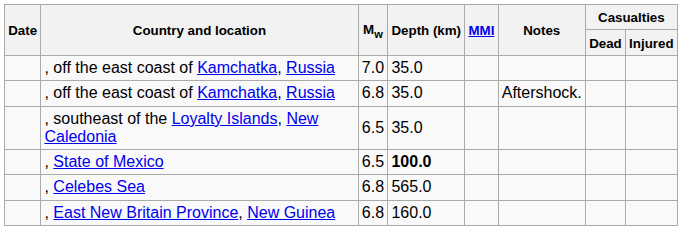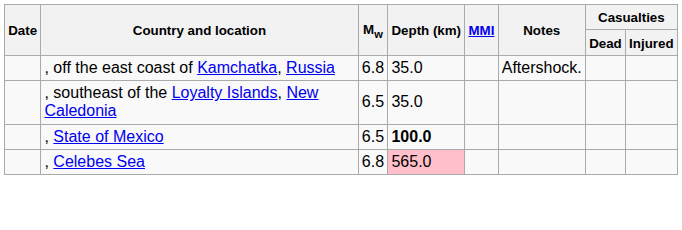- row: (190, 67)
(411, 187) no background -> (411, 162) pink background
- row: (190, 212)
